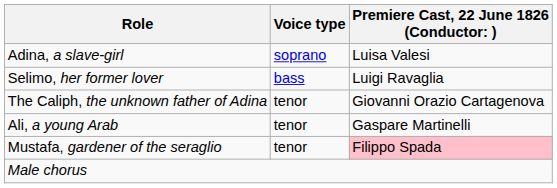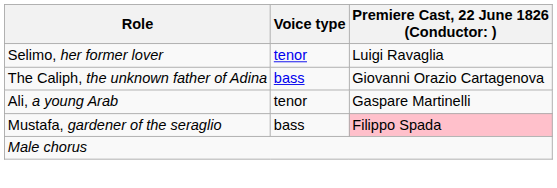- row: (66, 55)
(289, 78) bass -> (290, 55) tenor
(290, 101) tenor -> (289, 78) bass
(290, 147) tenor -> (289, 124) bass
